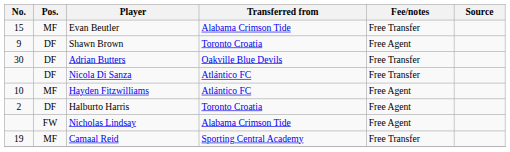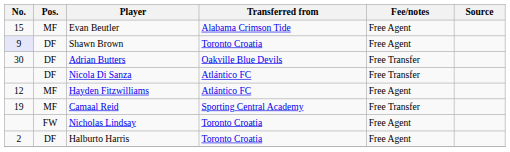(394, 28) Free Transfer -> (390, 28) Free Agent
(19, 44) no background -> (19, 44) lavender background
(19, 91) 10 -> (19, 91) 12
rows swapped: (99, 107) <-> (94, 138)
(246, 123) Alabama Crimson Tide -> (232, 123) Toronto Croatia
